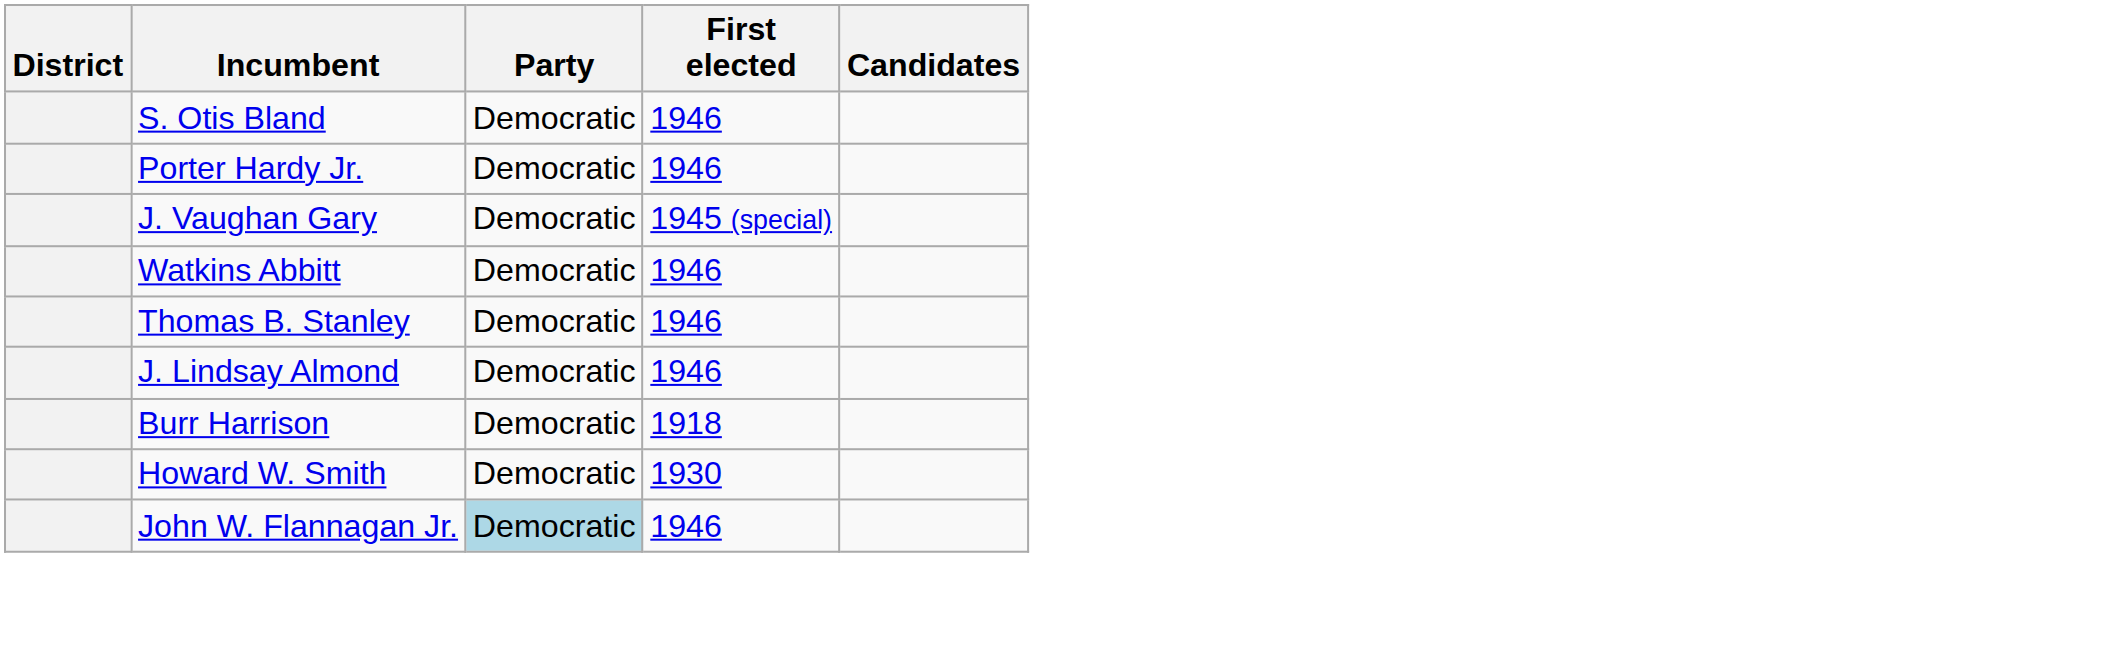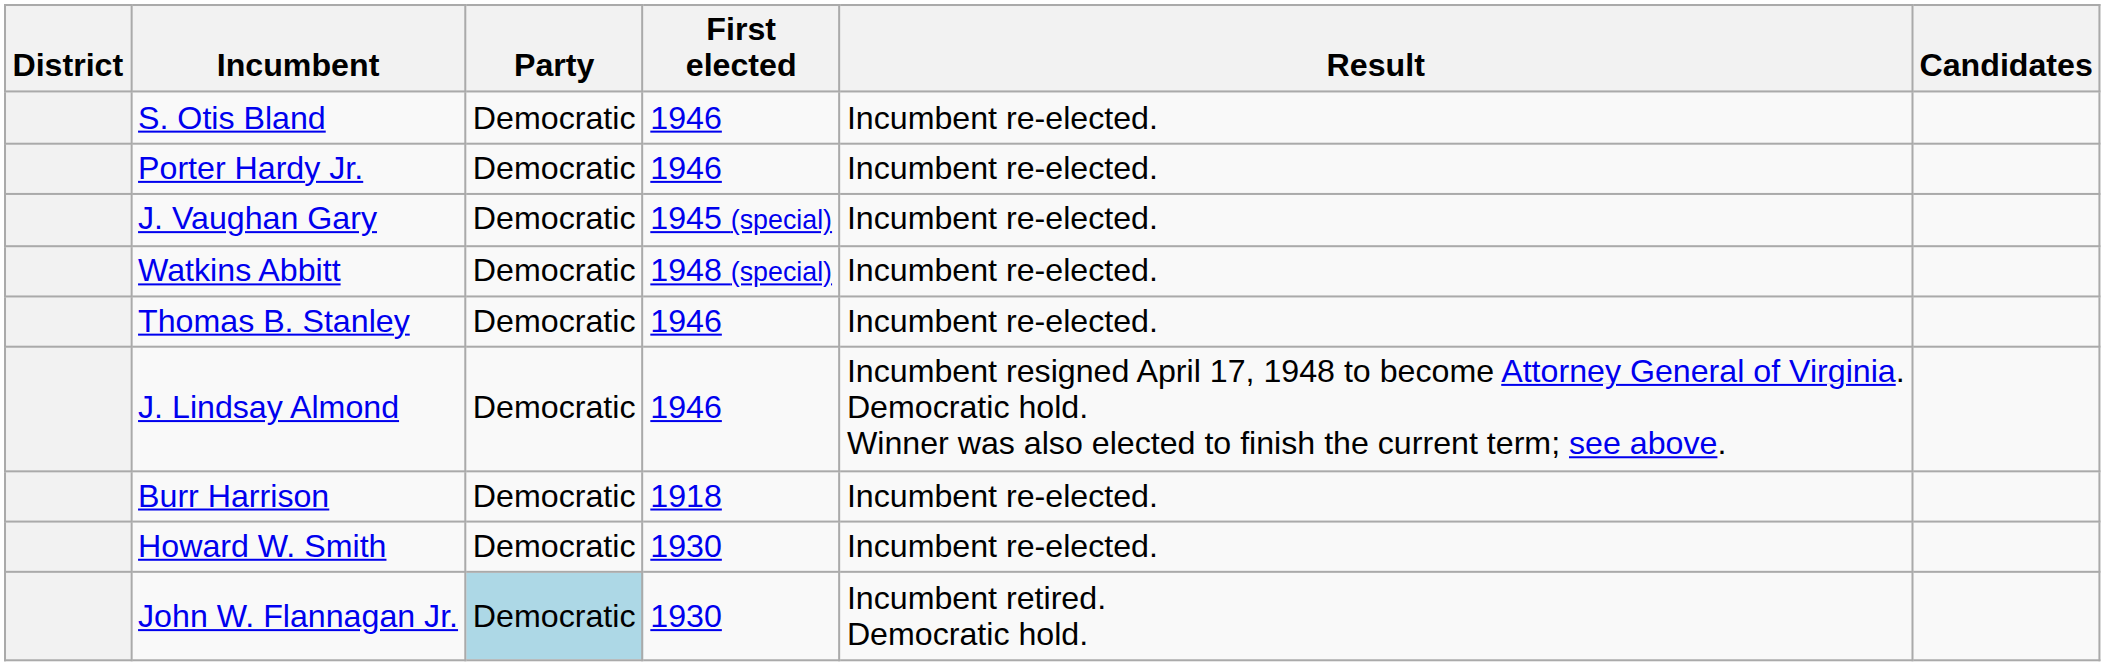+ column: (1376, 66)
(686, 270) 1946 -> (741, 270) 1948 (special)
(686, 525) 1946 -> (686, 615) 1930
